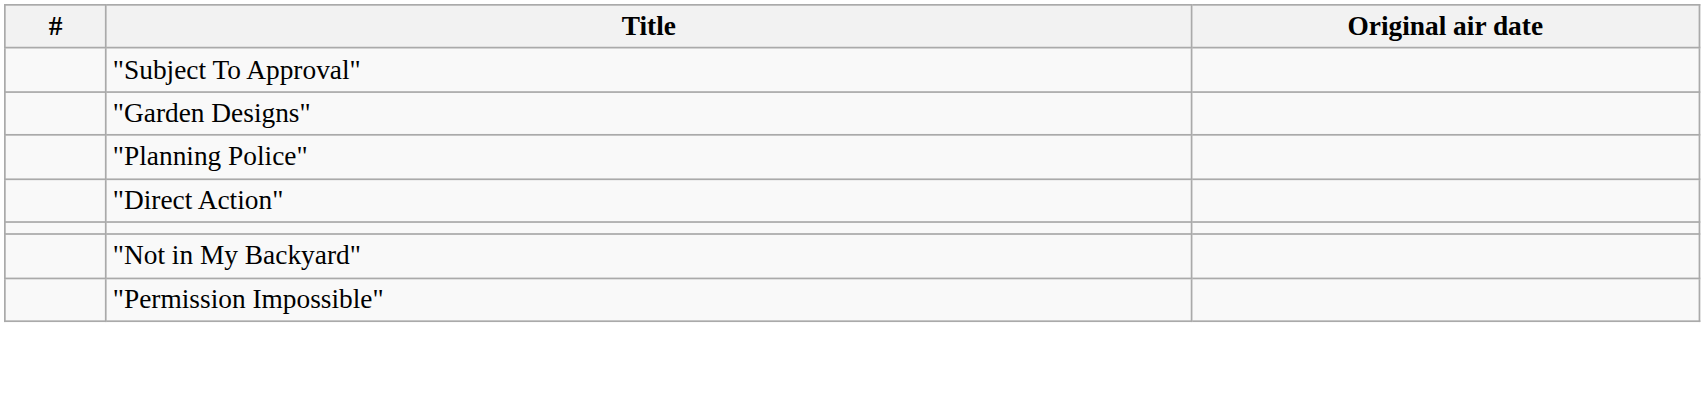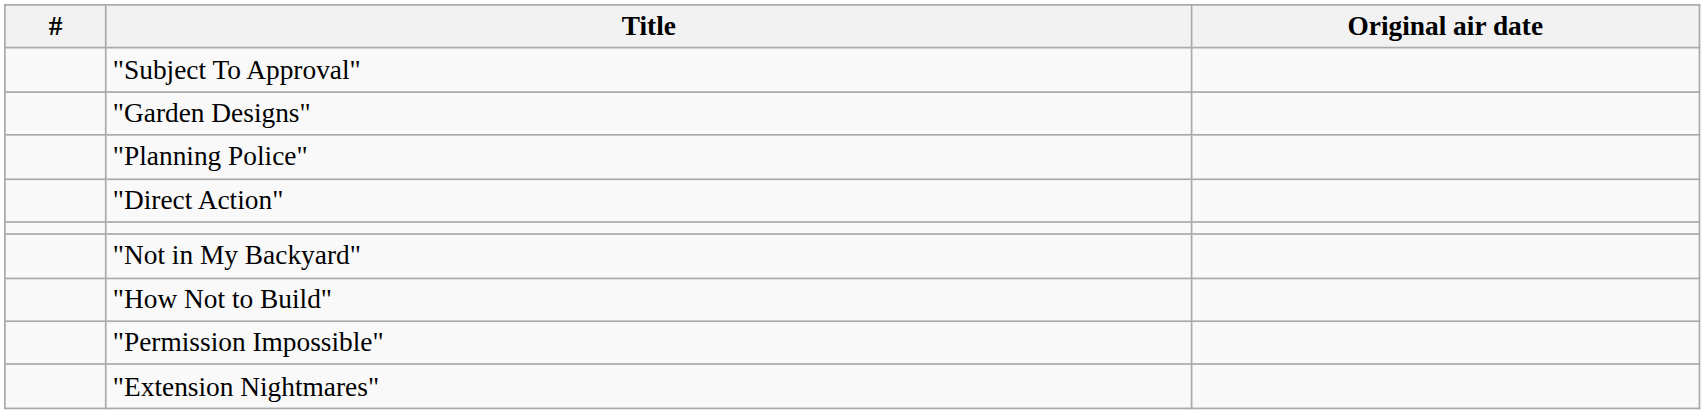+ row: (222, 299)
+ row: (246, 385)
